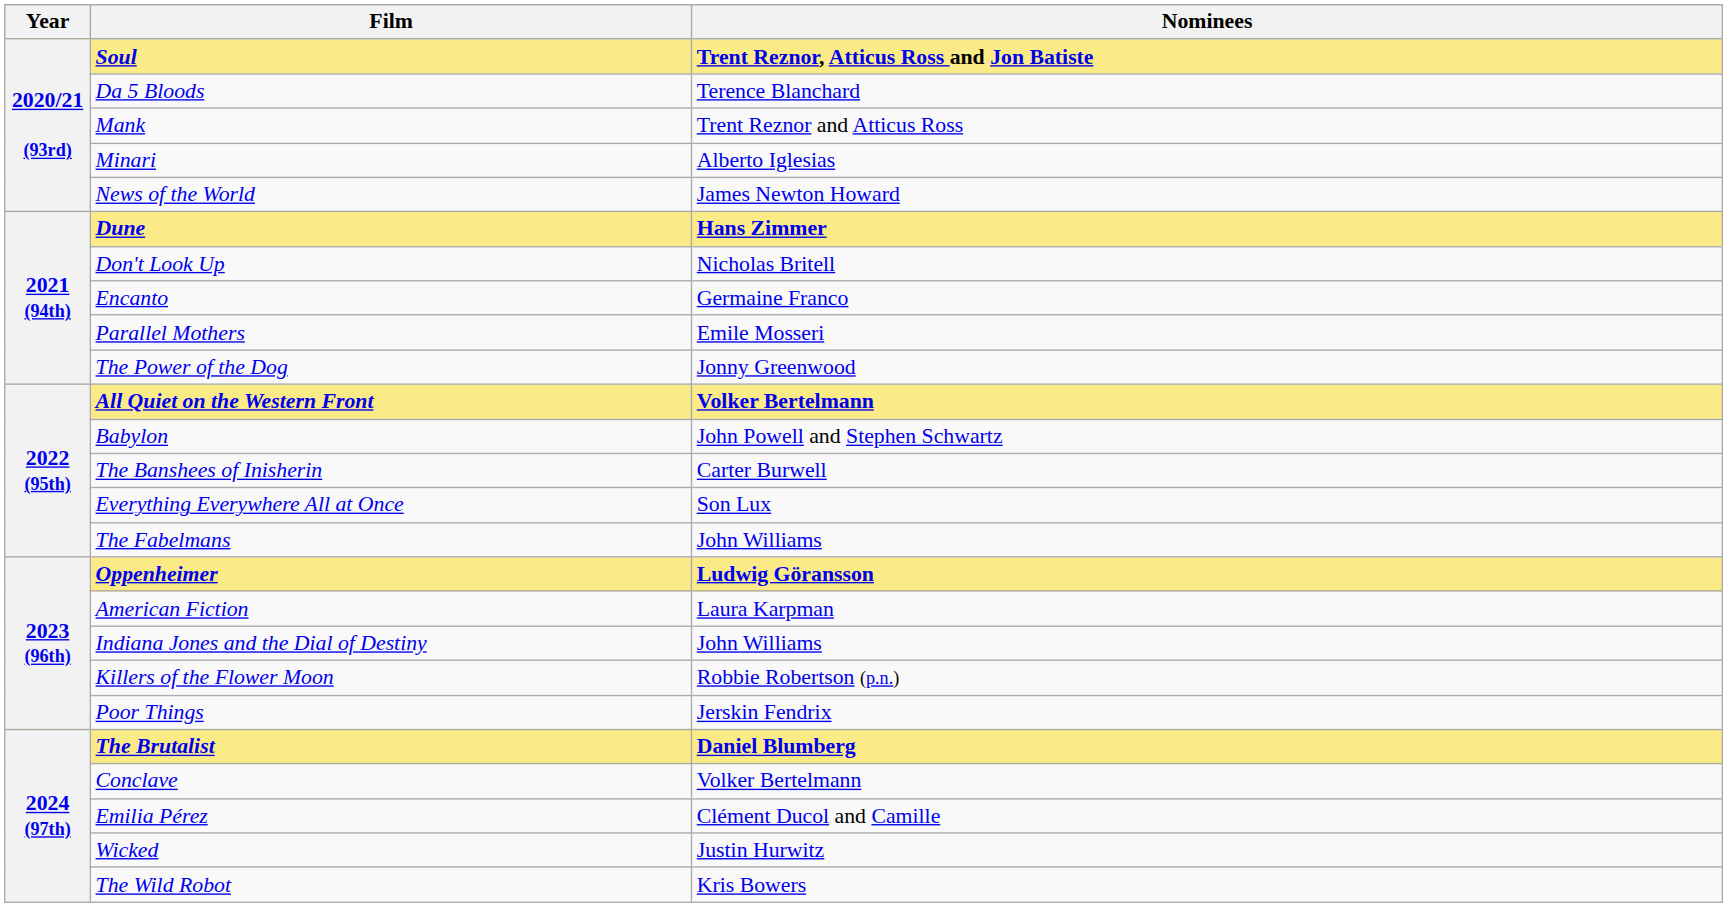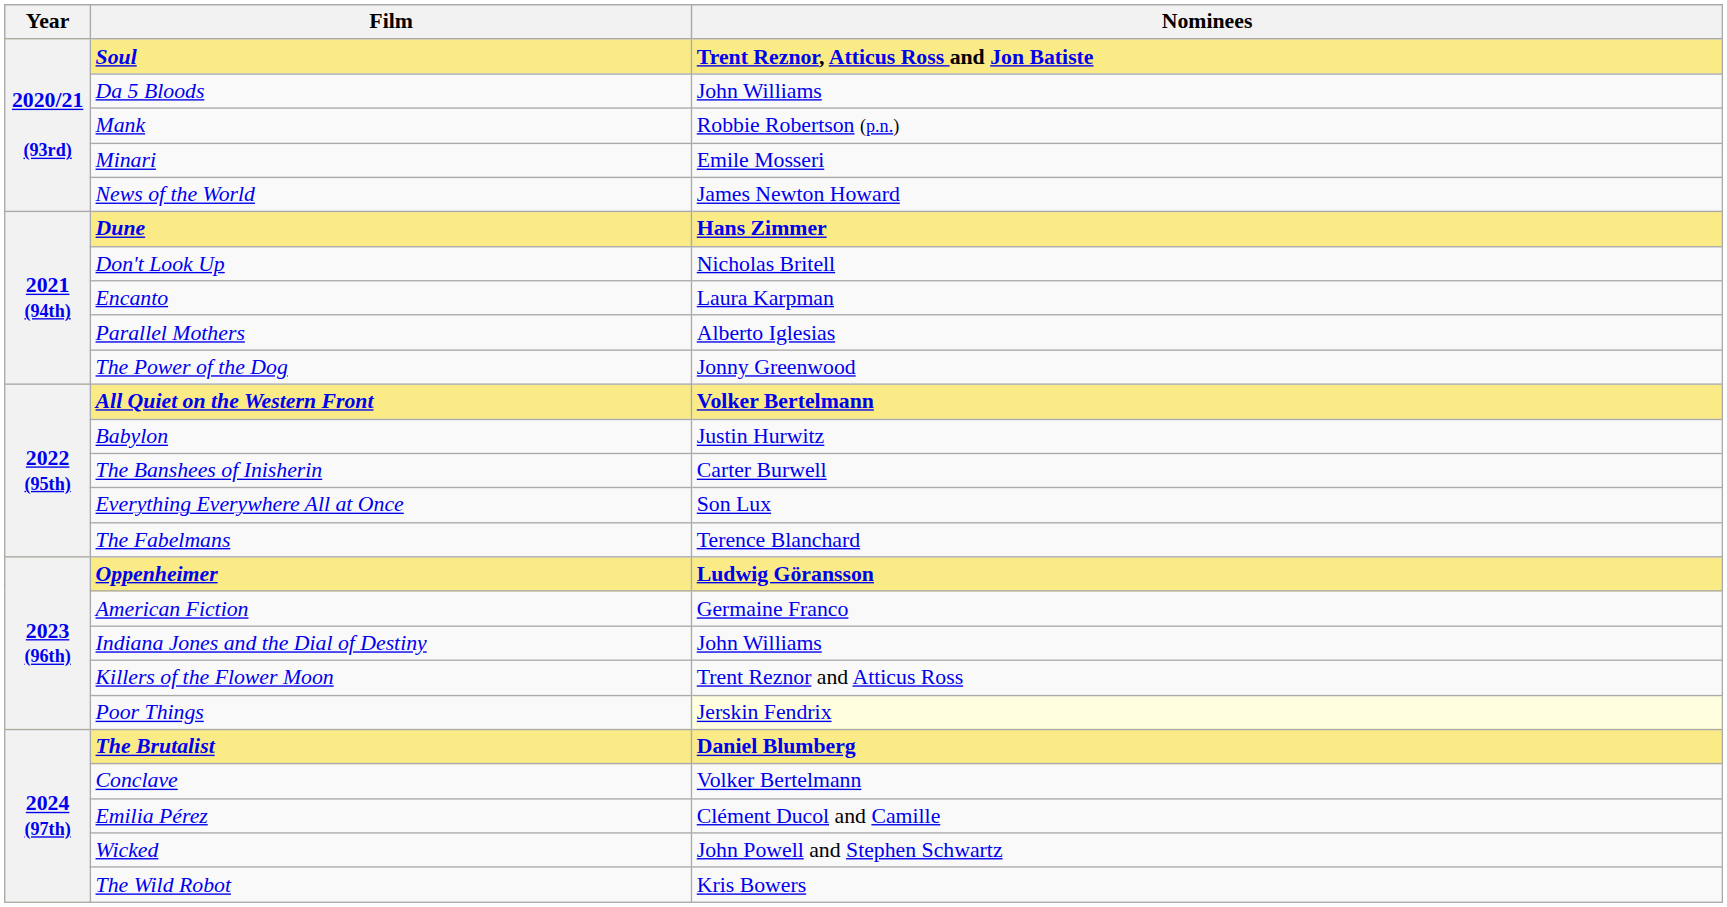(778, 90) Terence Blanchard -> (759, 90) John Williams
(830, 125) Trent Reznor and Atticus Ross -> (798, 125) Robbie Robertson (p.n.)
(766, 159) Alberto Iglesias -> (761, 159) Emile Mosseri
(773, 297) Germaine Franco -> (765, 297) Laura Karpman
(761, 332) Emile Mosseri -> (766, 332) Alberto Iglesias
(850, 435) John Powell and Stephen Schwartz -> (761, 435) Justin Hurwitz
(759, 539) John Williams -> (778, 539) Terence Blanchard
(765, 608) Laura Karpman -> (773, 608) Germaine Franco
(798, 677) Robbie Robertson (p.n.) -> (830, 677) Trent Reznor and Atticus Ross
(764, 711) no background -> (764, 711) lightyellow background
(761, 849) Justin Hurwitz -> (850, 849) John Powell and Stephen Schwartz
